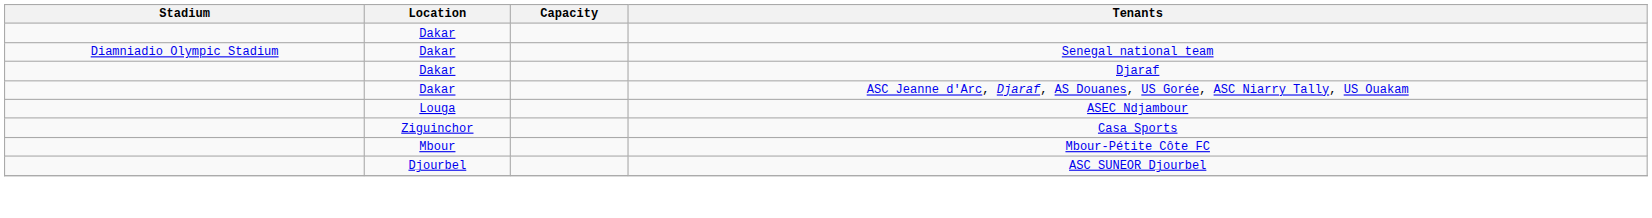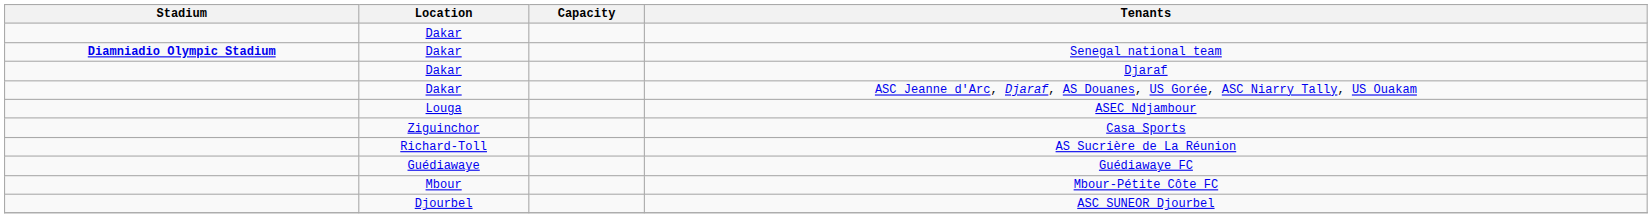(185, 52) normal -> (182, 52) bold
+ row: (444, 147)
+ row: (444, 166)
